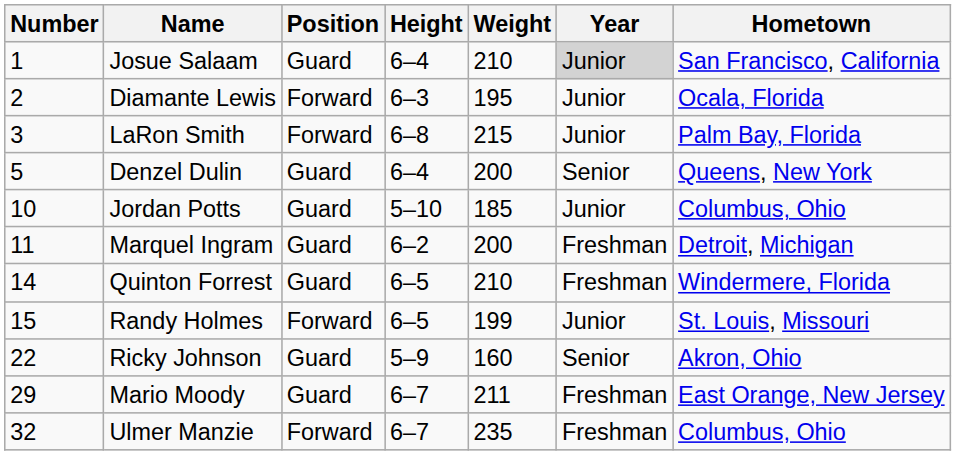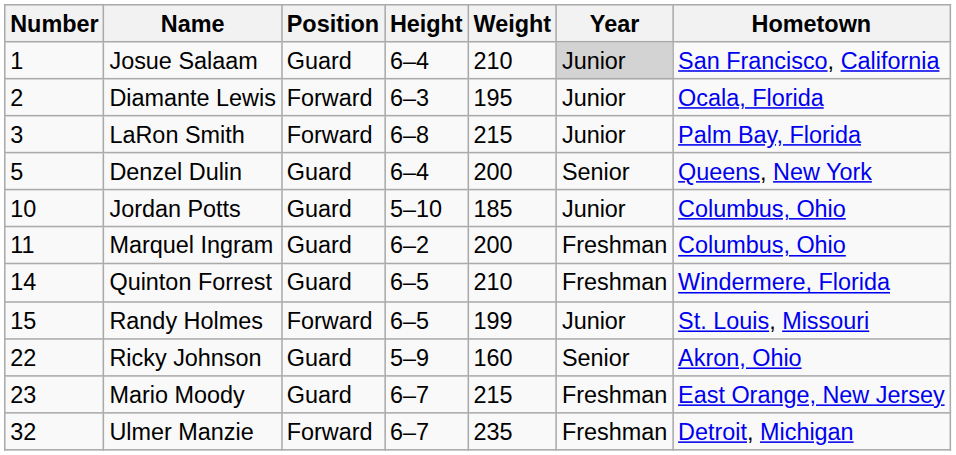(766, 246) Detroit, Michigan -> (762, 246) Columbus, Ohio
(23, 394) 29 -> (23, 394) 23
(492, 394) 211 -> (493, 394) 215
(762, 431) Columbus, Ohio -> (766, 431) Detroit, Michigan
